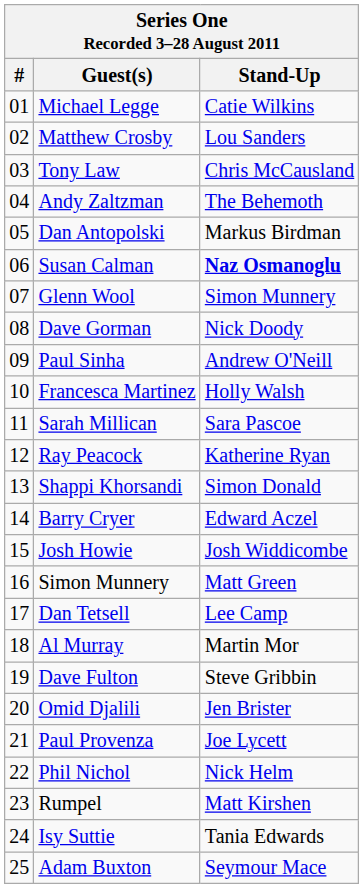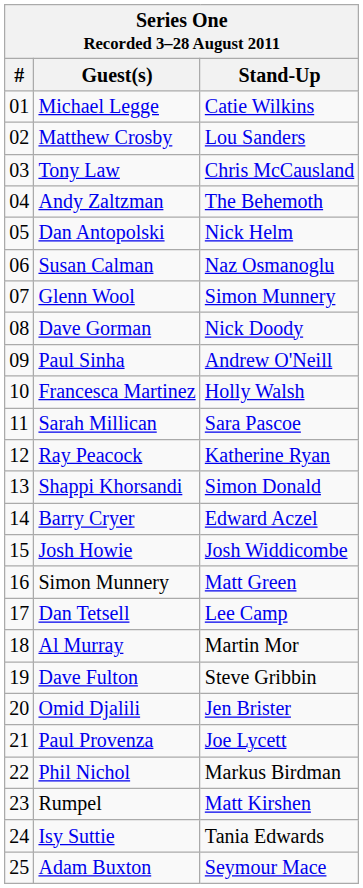(273, 233) Markus Birdman -> (249, 233) Nick Helm
(273, 264) bold -> (270, 264) normal
(249, 772) Nick Helm -> (273, 772) Markus Birdman
